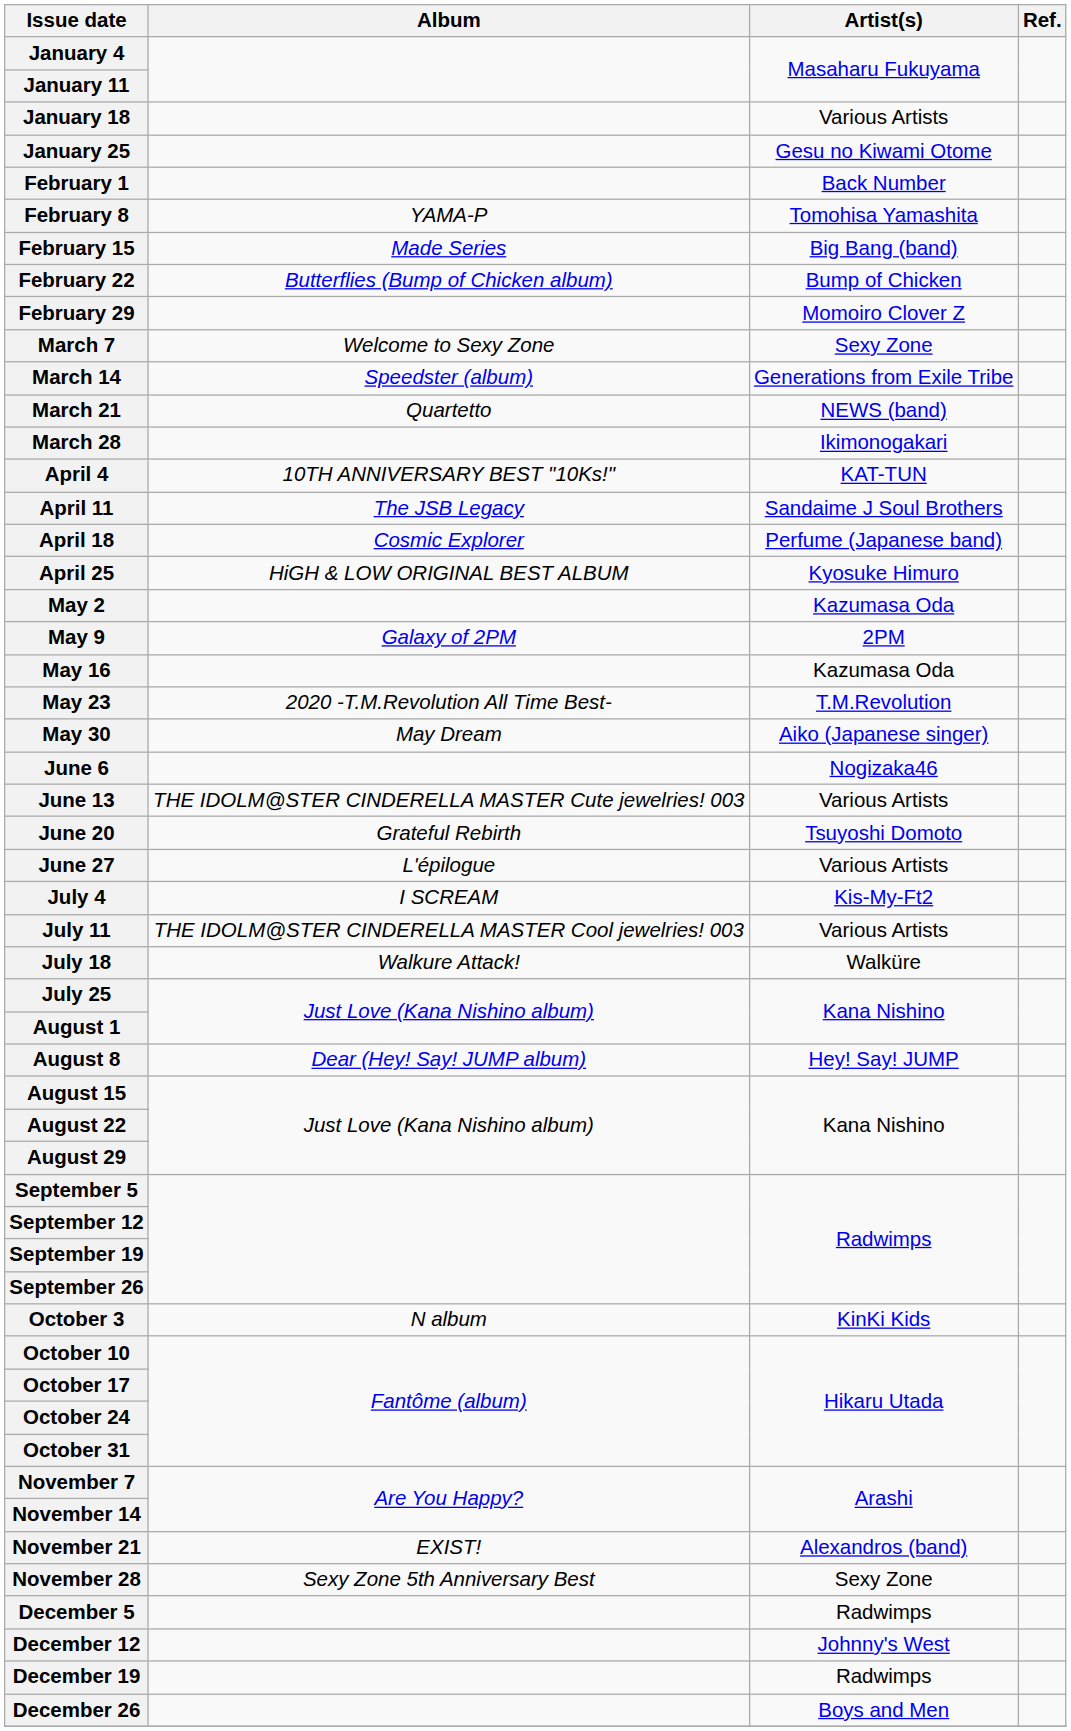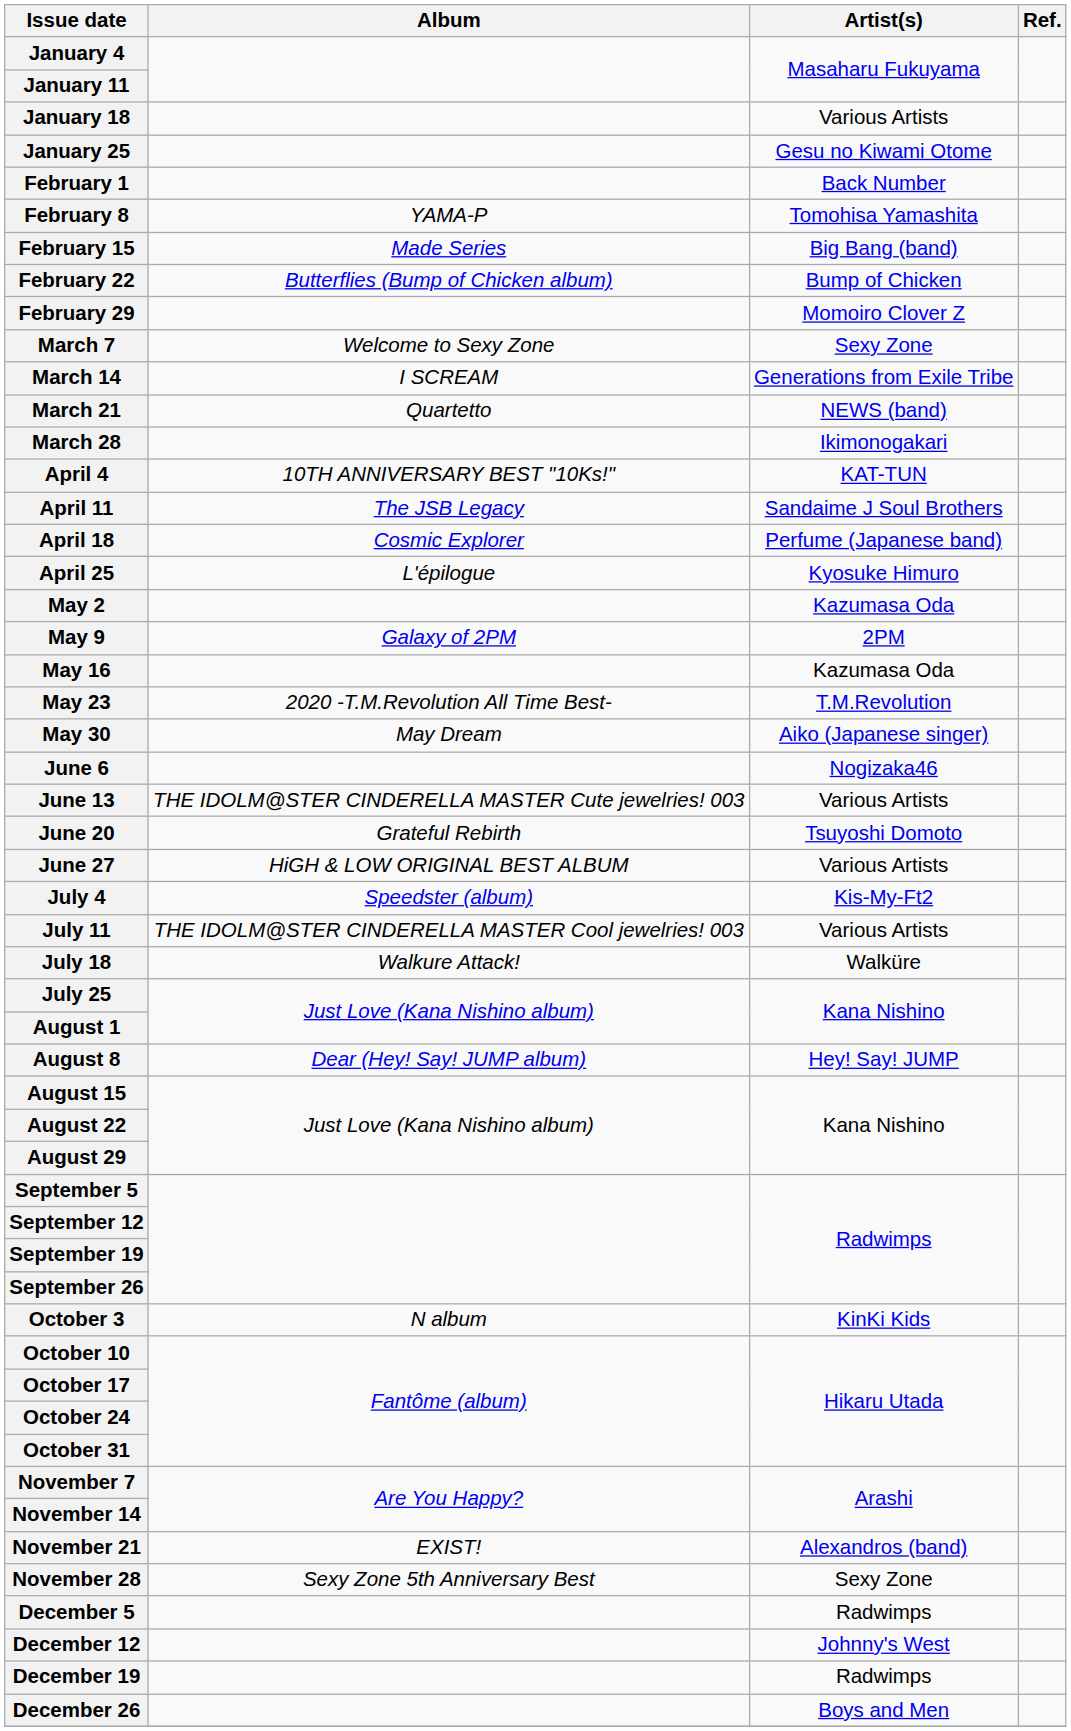(449, 378) Speedster (album) -> (449, 378) I SCREAM
(449, 572) HiGH & LOW ORIGINAL BEST ALBUM -> (449, 572) L'épilogue
(449, 865) L'épilogue -> (449, 865) HiGH & LOW ORIGINAL BEST ALBUM
(449, 897) I SCREAM -> (449, 897) Speedster (album)
